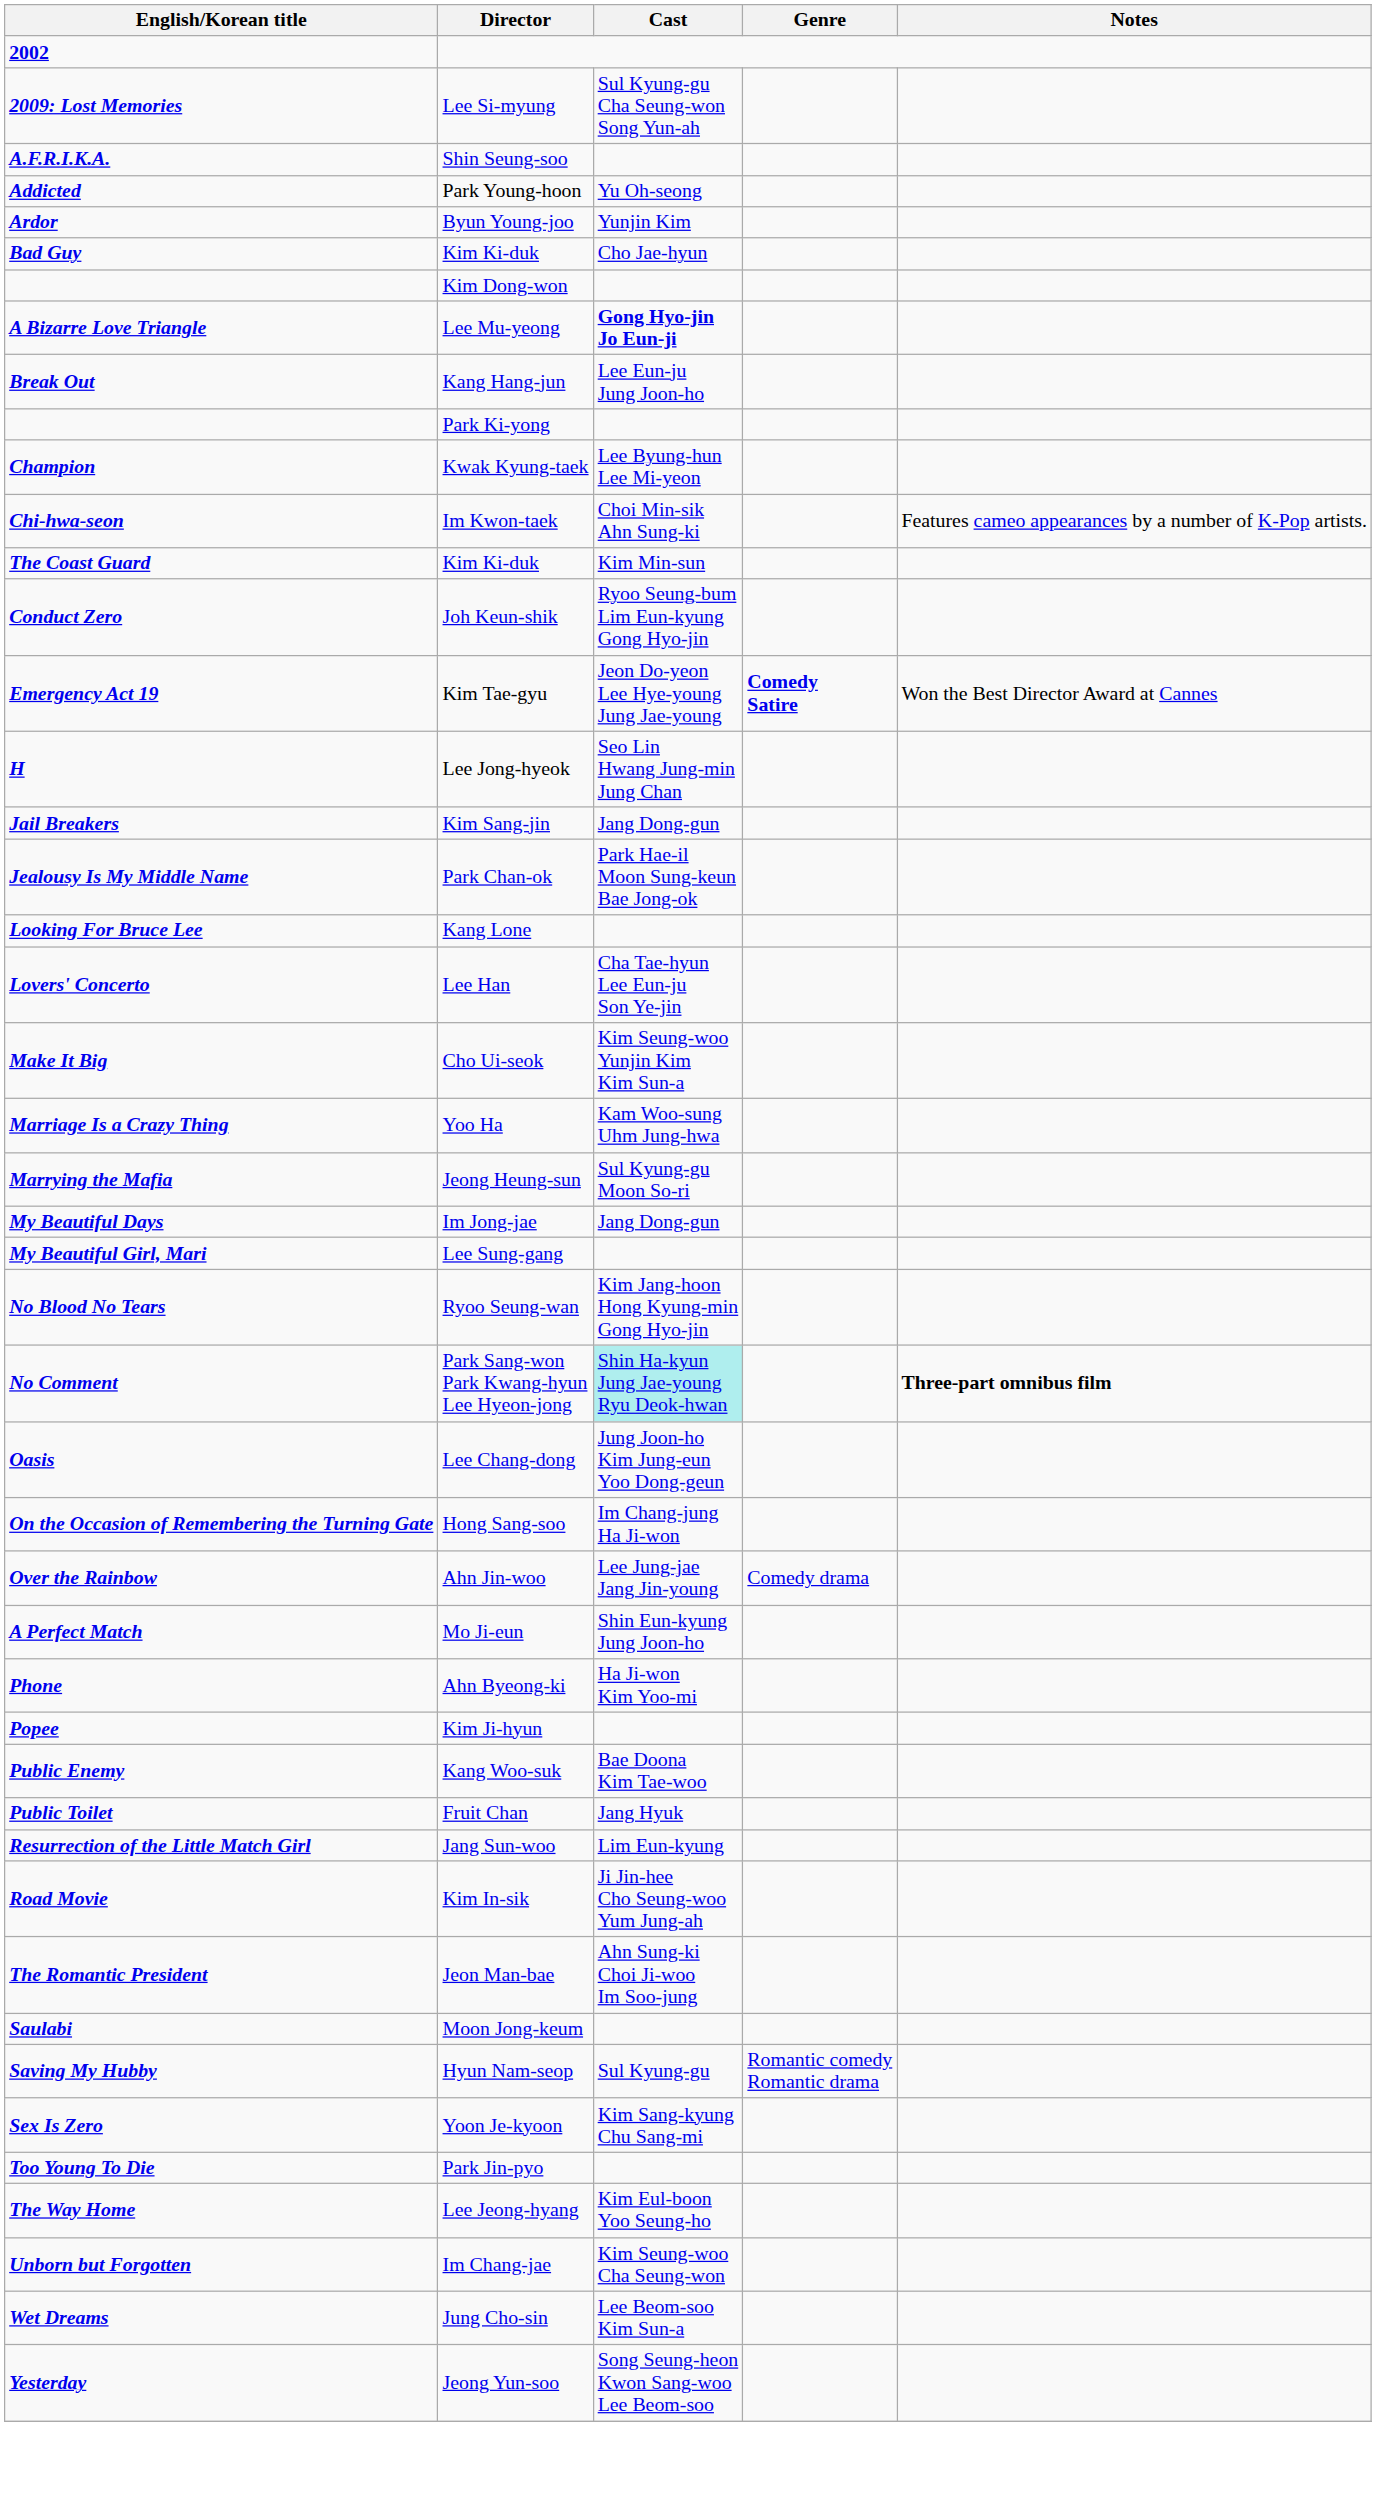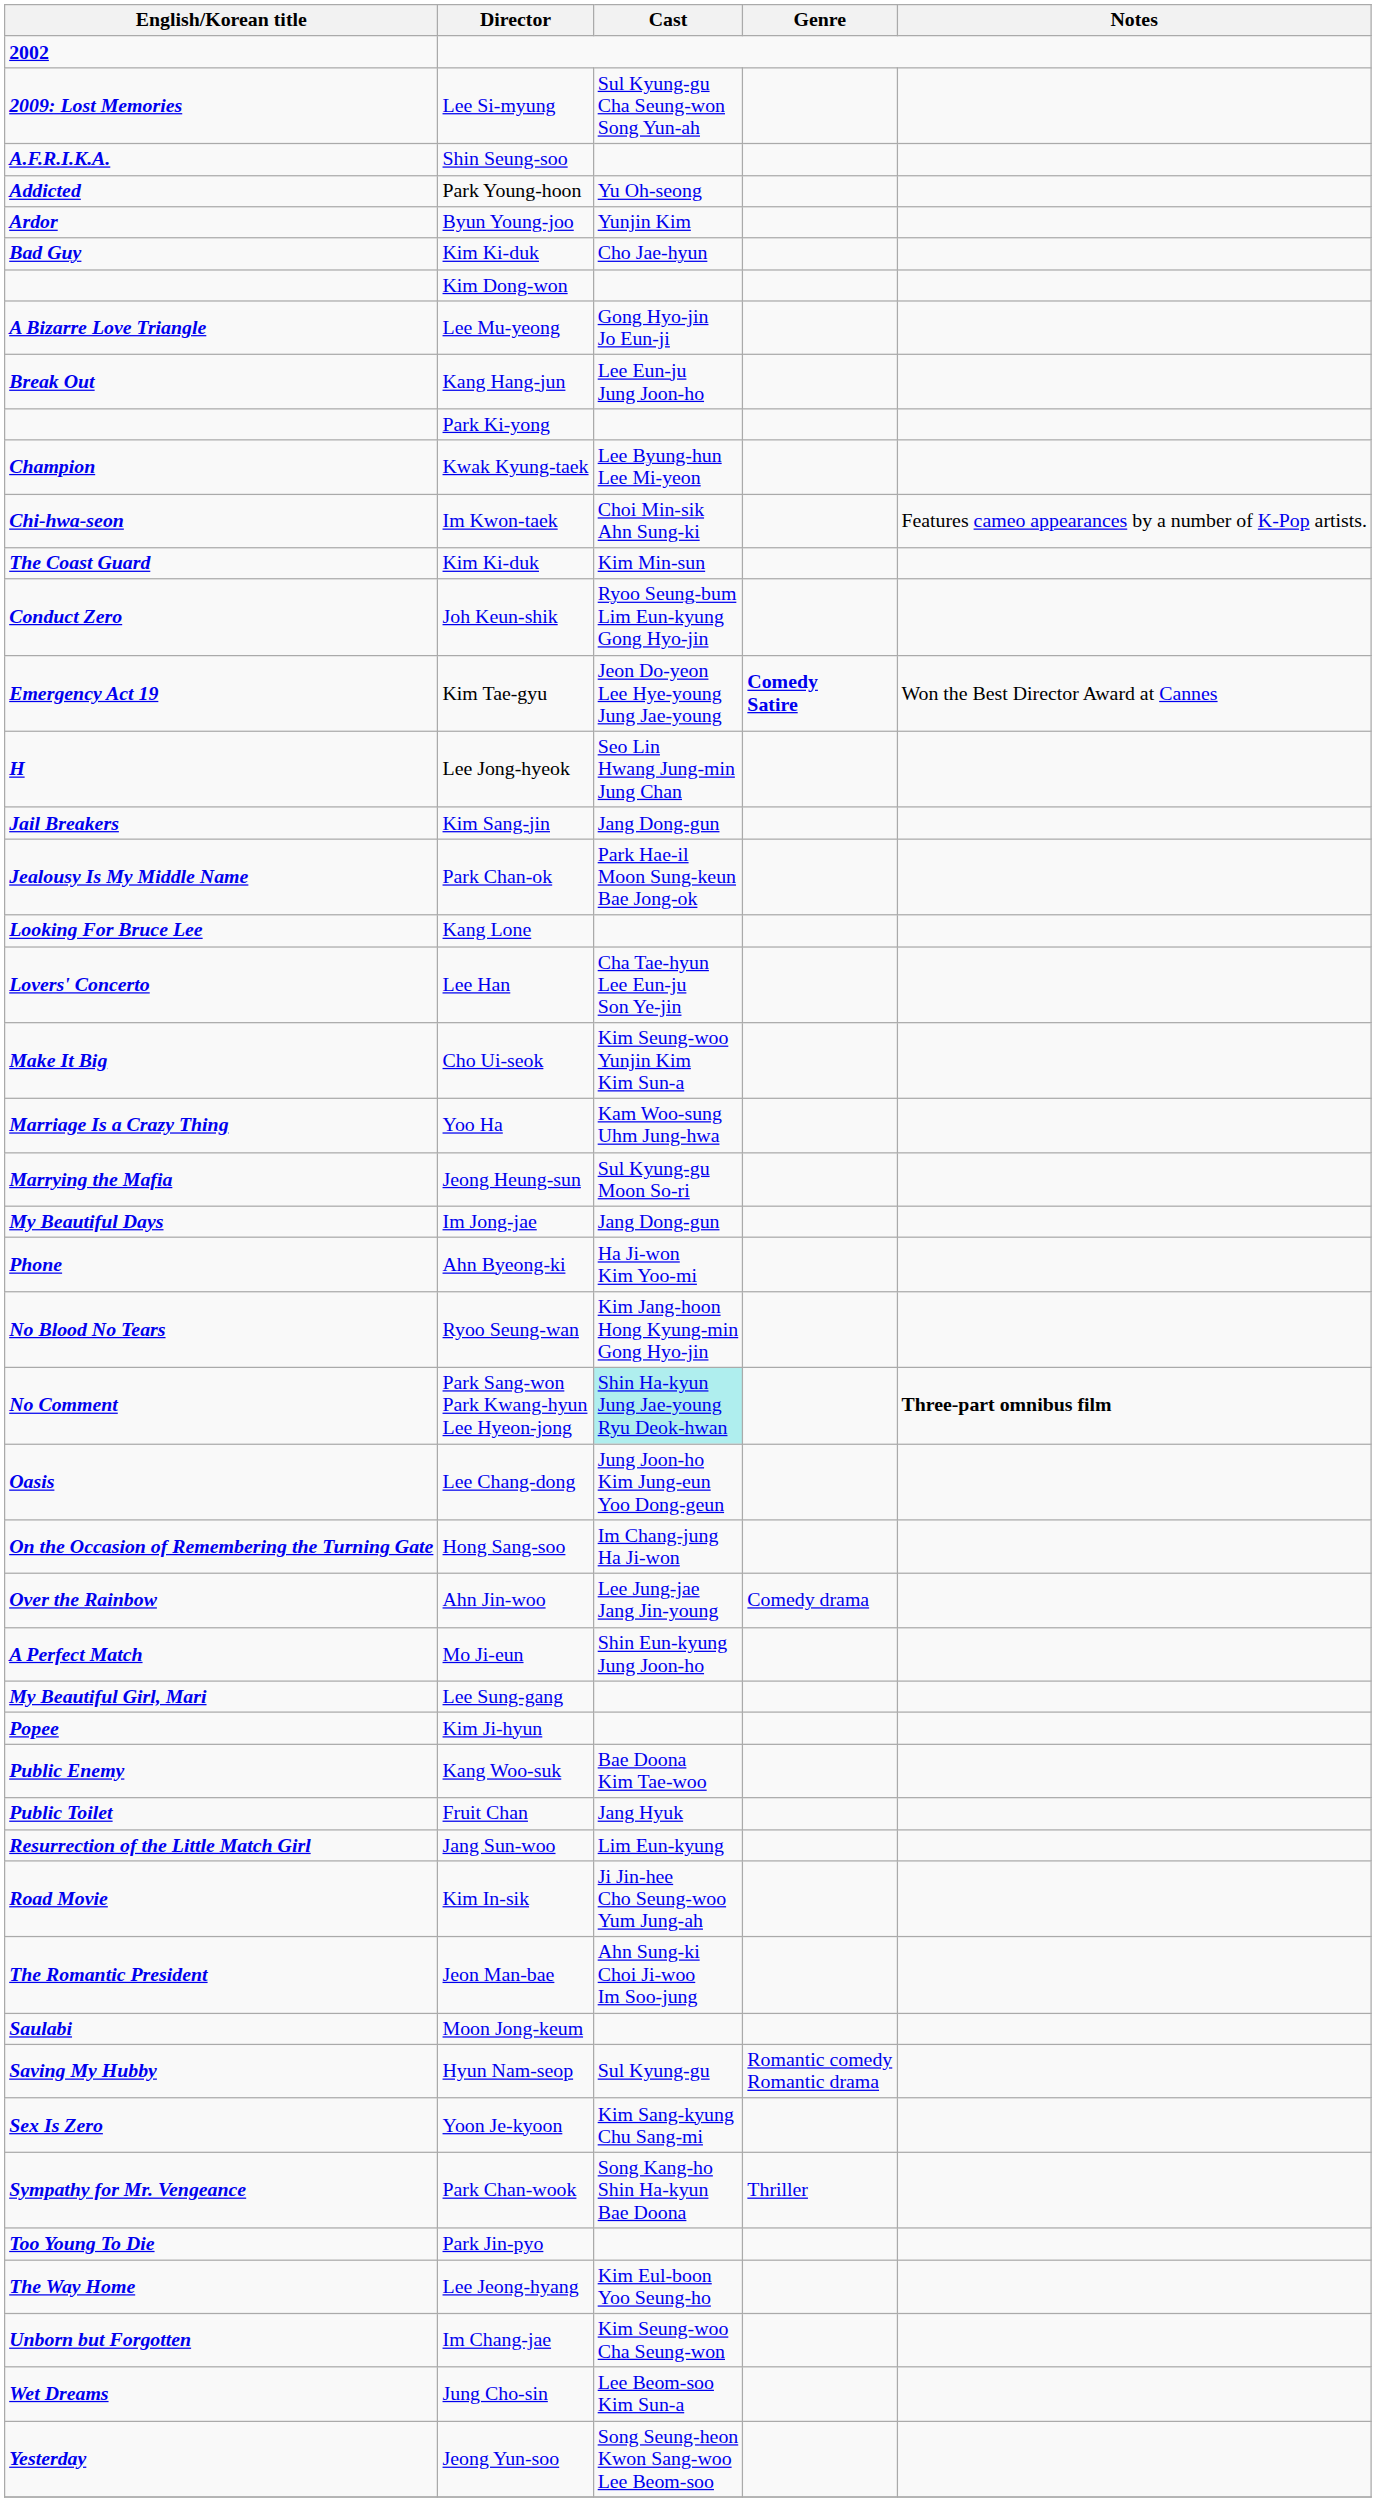(656, 327) bold -> (653, 327) normal
rows swapped: (108, 1253) <-> (36, 1685)
+ row: (128, 2189)
